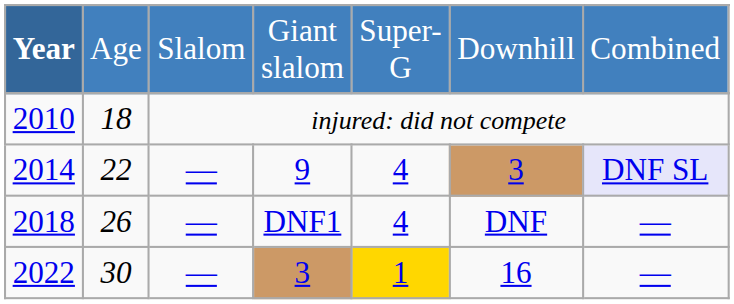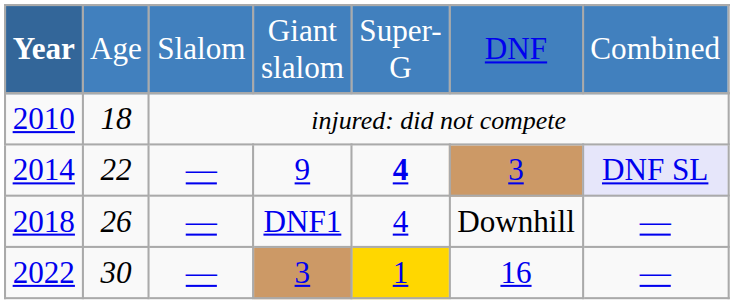(516, 48) Downhill -> (516, 48) DNF
(401, 170) normal -> (401, 170) bold
(516, 221) DNF -> (516, 221) Downhill
